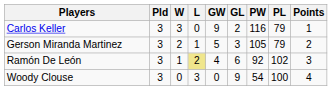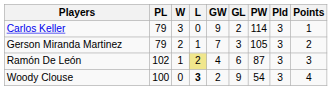columns swapped: (160, 12) <-> (280, 12)
(258, 28) 116 -> (259, 28) 114
(217, 45) 5 -> (218, 45) 7
(258, 61) 92 -> (259, 61) 87
(197, 77) normal -> (198, 77) bold
(217, 77) 0 -> (218, 77) 2
